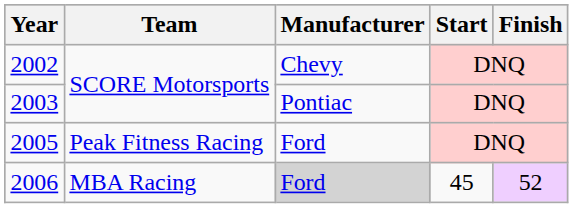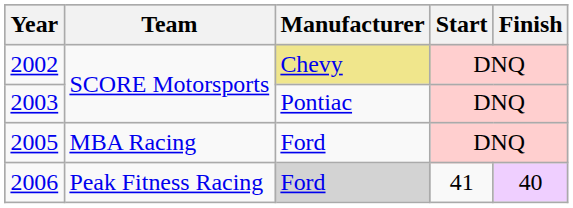(312, 64) no background -> (312, 64) khaki background
(166, 142) Peak Fitness Racing -> (133, 142) MBA Racing
(133, 182) MBA Racing -> (166, 182) Peak Fitness Racing
(462, 182) 45 -> (462, 182) 41
(531, 182) 52 -> (531, 182) 40
